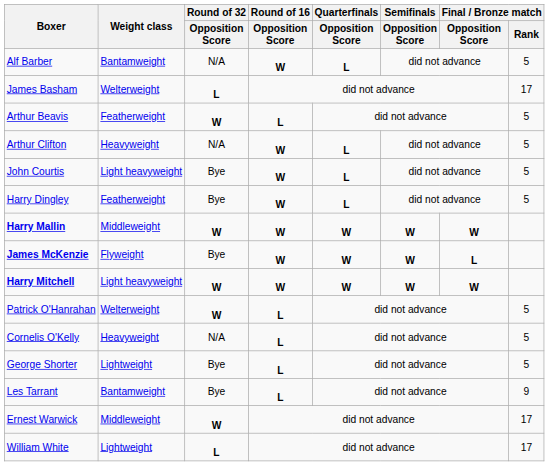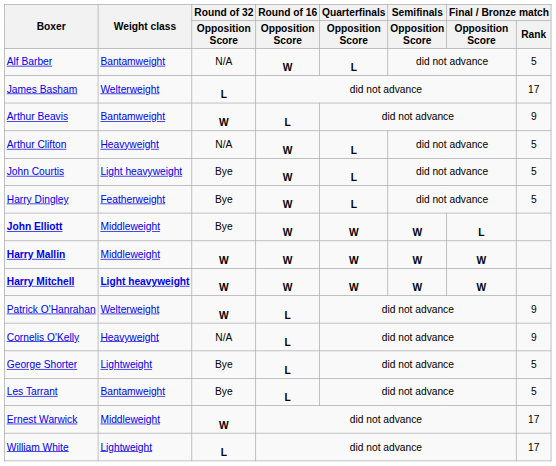(133, 117) Featherweight -> (133, 117) Bantamweight
(526, 117) 5 -> (534, 117) 9
+ row: (35, 227)
- row: (48, 255)
(141, 282) normal -> (145, 282) bold
(526, 310) 5 -> (534, 310) 9
(526, 337) 5 -> (534, 337) 9
(526, 392) 9 -> (534, 392) 5
